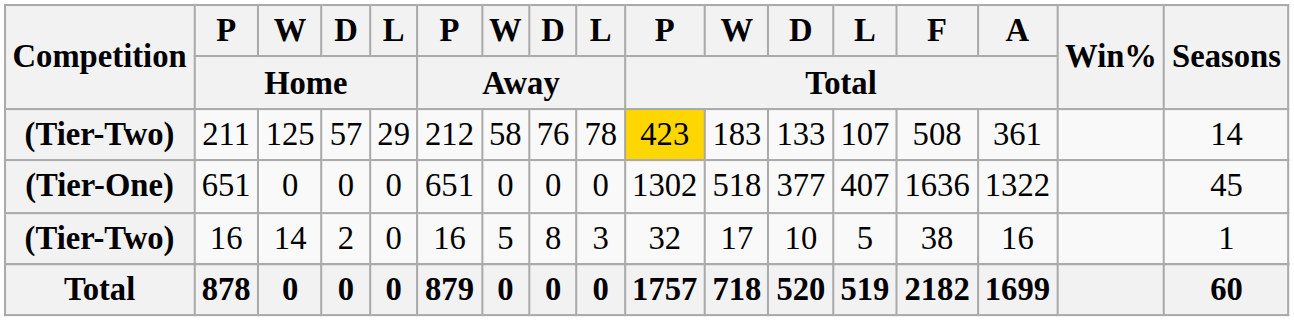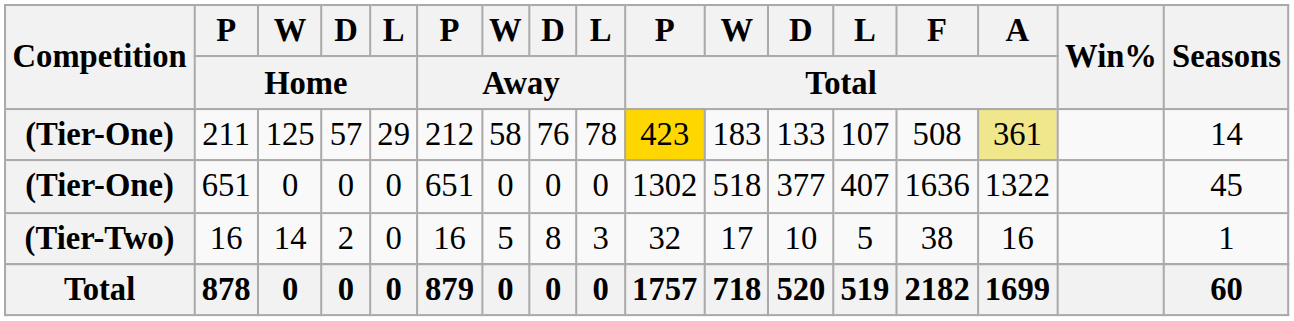(100, 133) (Tier-Two) -> (100, 133) (Tier-One)
(1017, 133) no background -> (1017, 133) khaki background
